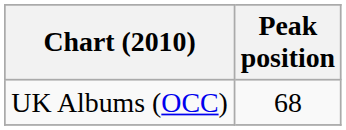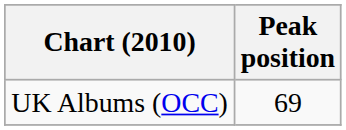(288, 102) 68 -> (288, 102) 69
